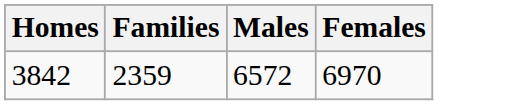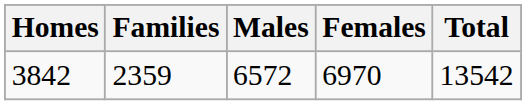+ column: (477, 27)
